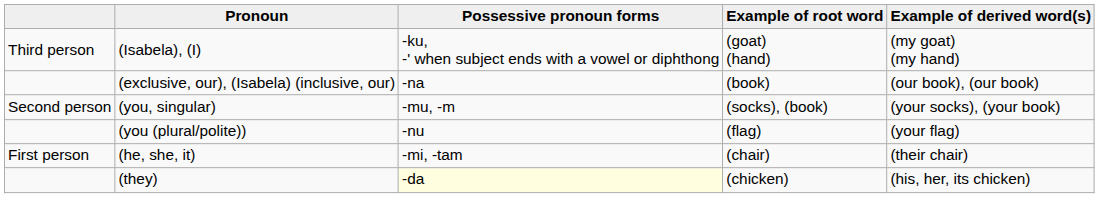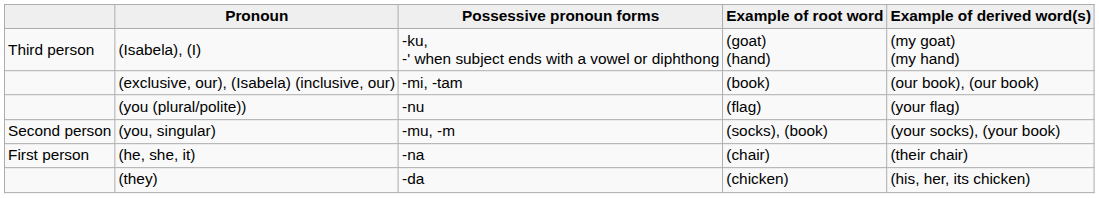(413, 82) -na -> (432, 82) -mi, -tam
rows swapped: (167, 107) <-> (182, 131)
(432, 155) -mi, -tam -> (413, 155) -na
(413, 180) lightyellow background -> (413, 180) no background
